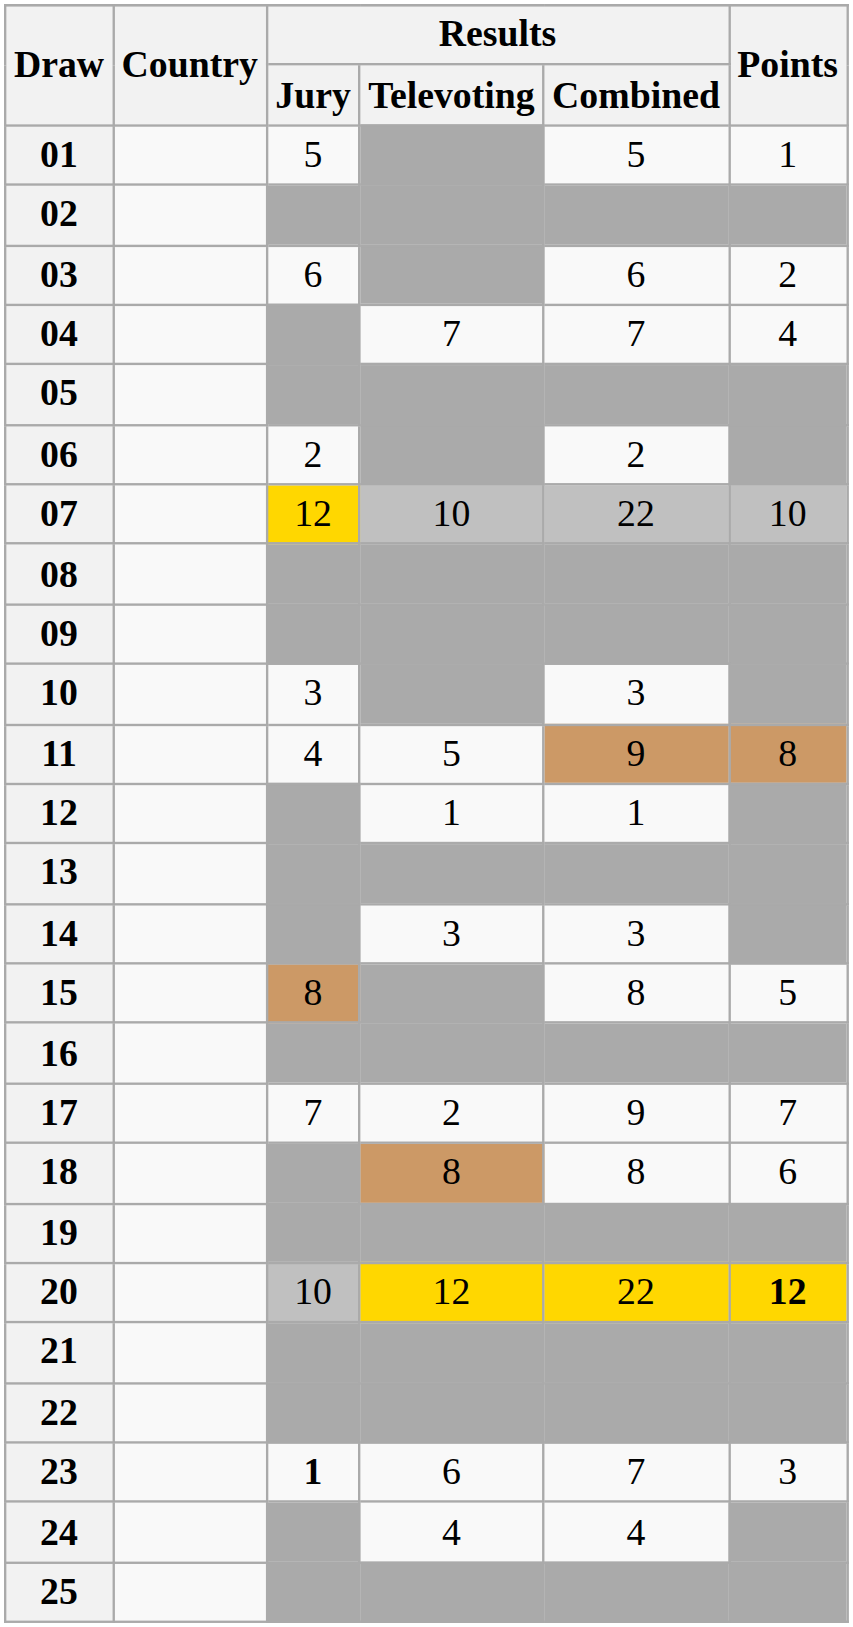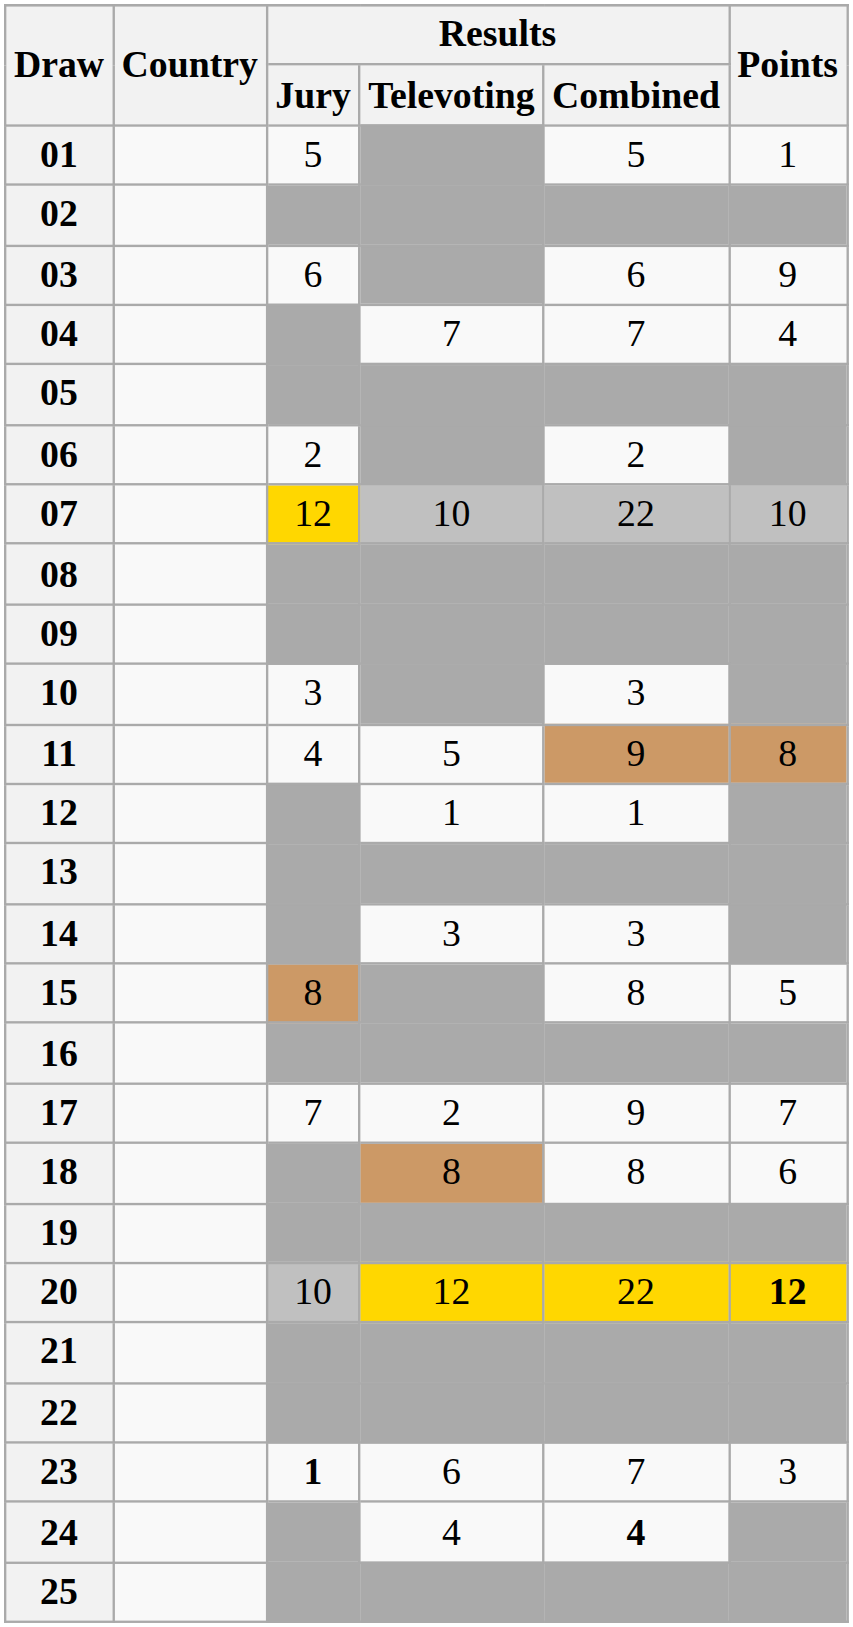(788, 273) 2 -> (788, 273) 9
(636, 1531) normal -> (636, 1531) bold
